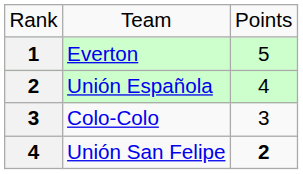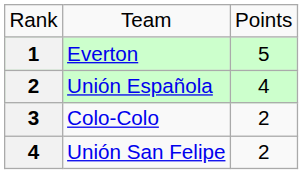(264, 119) 3 -> (264, 119) 2
(264, 151) bold -> (264, 151) normal
